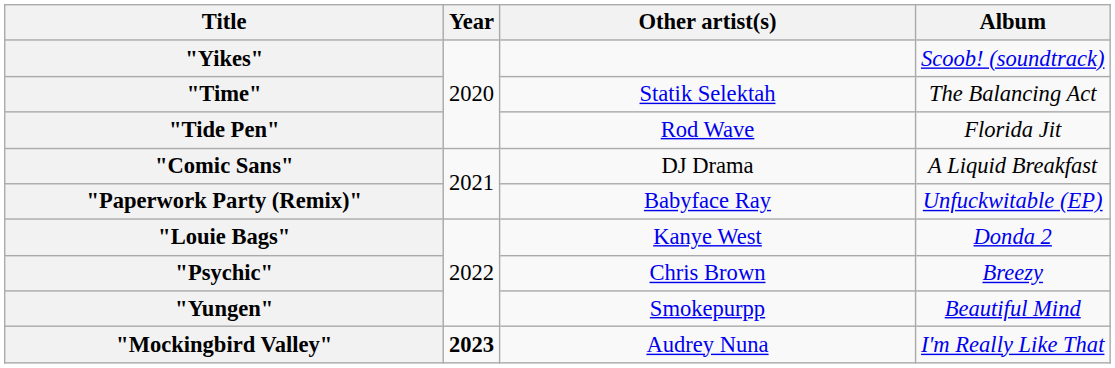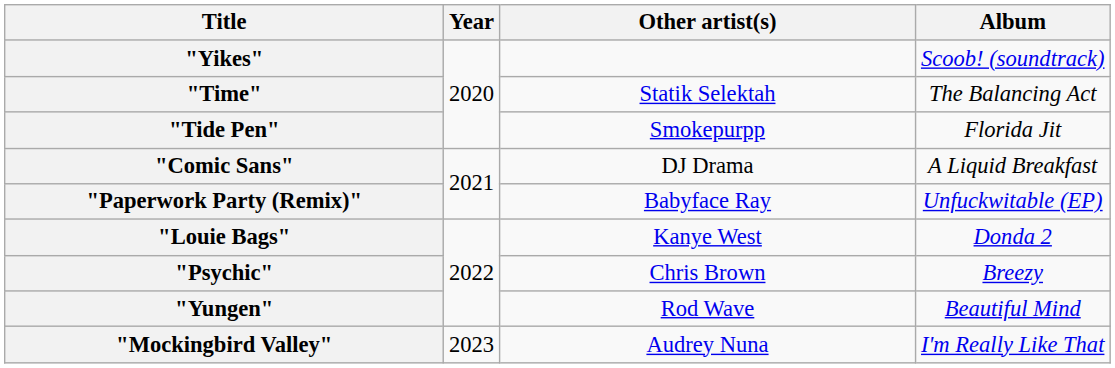(708, 129) Rod Wave -> (708, 129) Smokepurpp
(708, 308) Smokepurpp -> (708, 308) Rod Wave
(472, 344) bold -> (472, 344) normal
